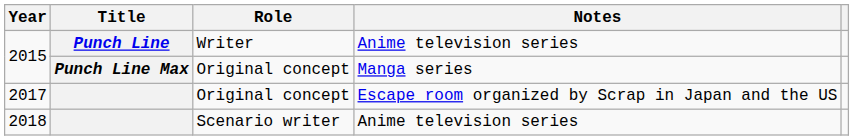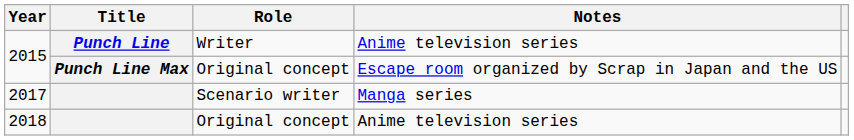(415, 70) Manga series -> (597, 70) Escape room organized by Scrap in Japan and the US
(273, 96) Original concept -> (268, 96) Scenario writer
(597, 96) Escape room organized by Scrap in Japan and the US -> (415, 96) Manga series
(268, 122) Scenario writer -> (273, 122) Original concept
